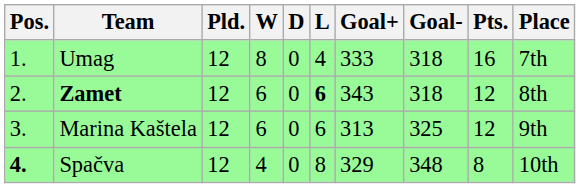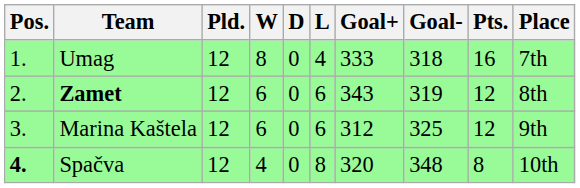(320, 93) bold -> (320, 93) normal
(426, 93) 318 -> (426, 93) 319
(357, 128) 313 -> (357, 128) 312
(357, 164) 329 -> (357, 164) 320
